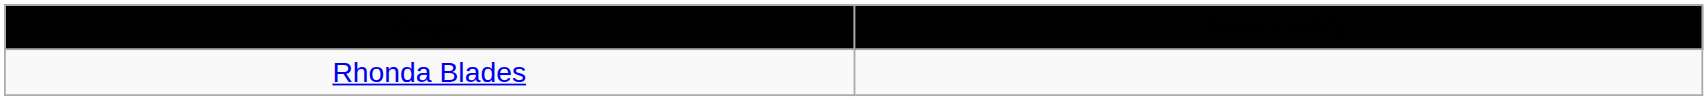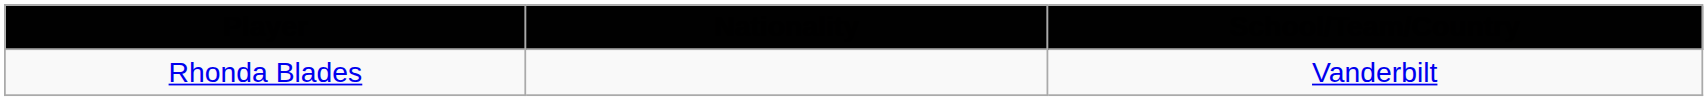+ column: (1375, 26)
